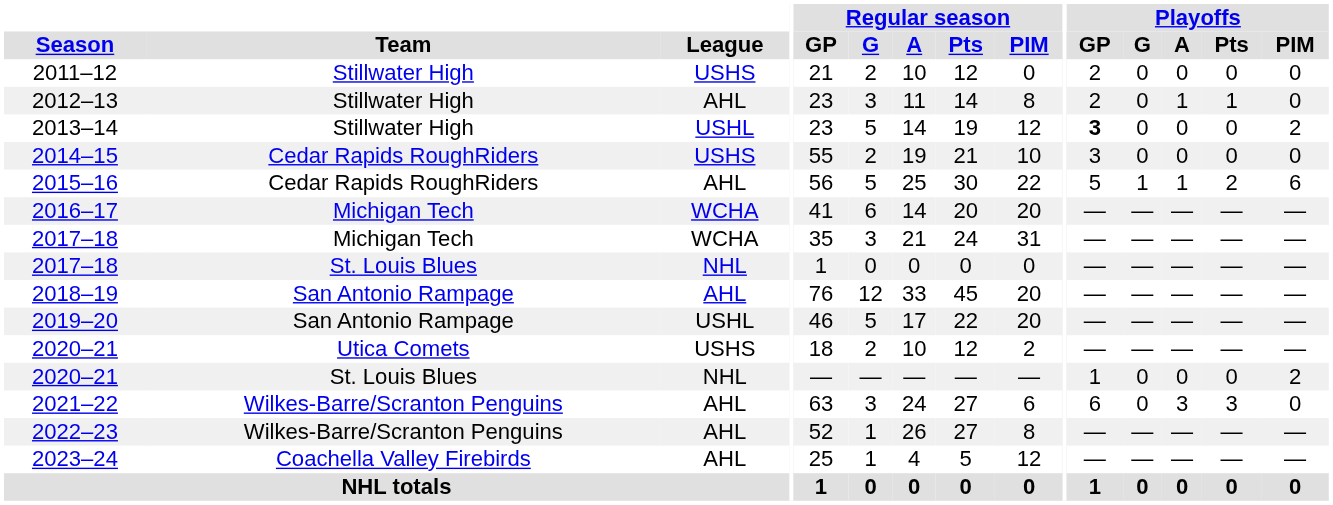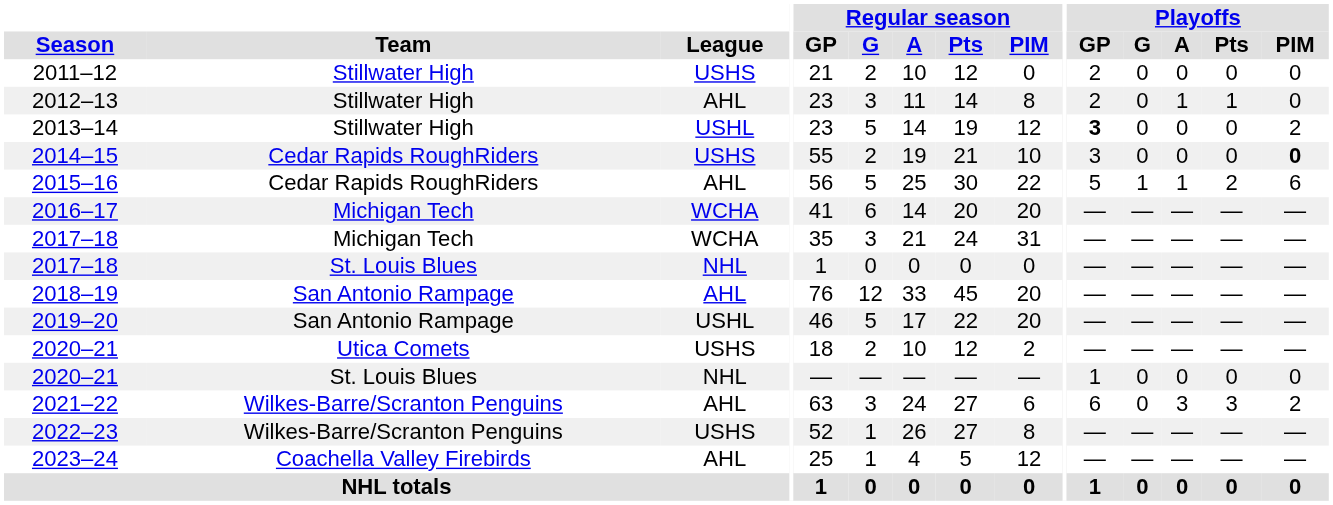(1295, 155) normal -> (1295, 155) bold
(1295, 376) 2 -> (1295, 376) 0
(1295, 404) 0 -> (1295, 404) 2
(725, 431) AHL -> (725, 431) USHS
